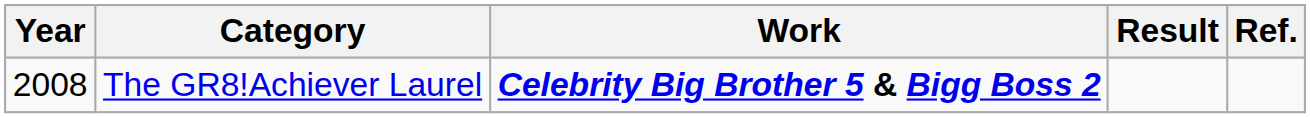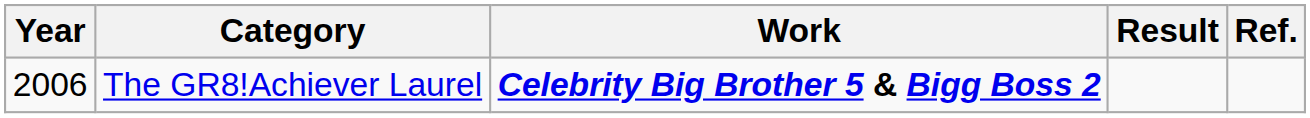(50, 84) 2008 -> (50, 84) 2006
